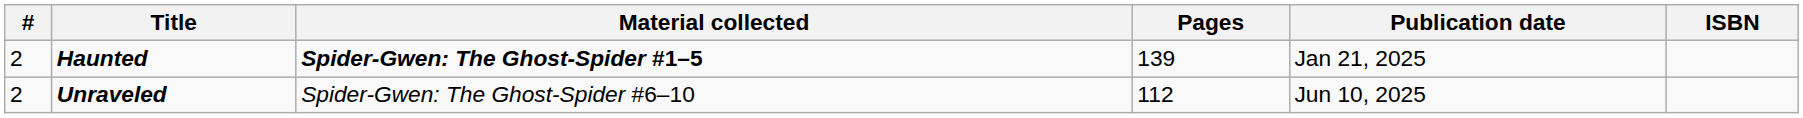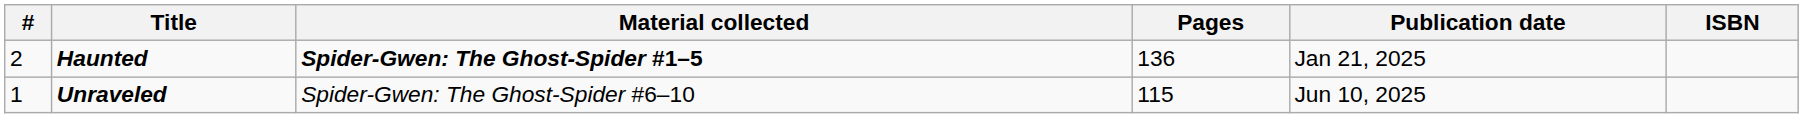(1156, 58) 139 -> (1156, 58) 136
(16, 94) 2 -> (16, 94) 1
(1155, 94) 112 -> (1155, 94) 115
